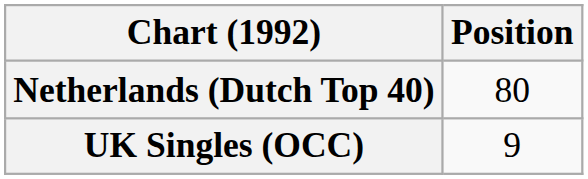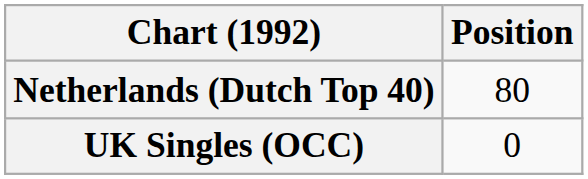(512, 145) 9 -> (512, 145) 0
